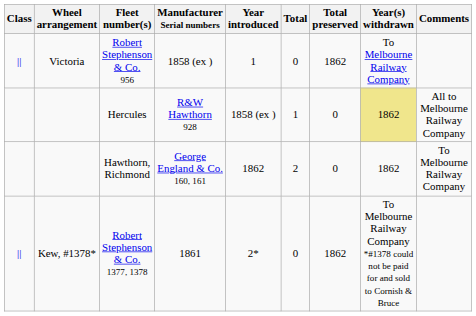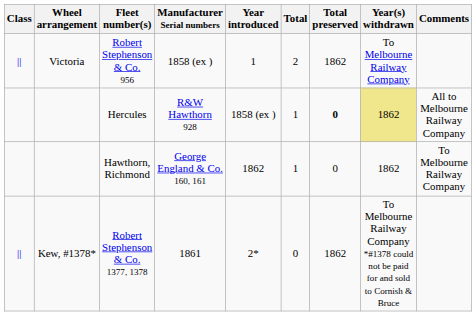(295, 60) 0 -> (295, 60) 2
(335, 114) normal -> (335, 114) bold
(295, 168) 2 -> (295, 168) 1
